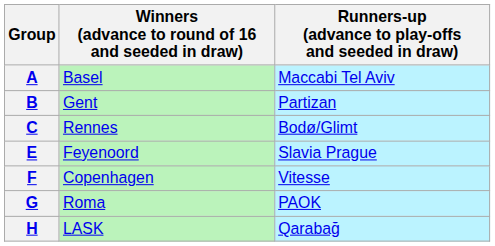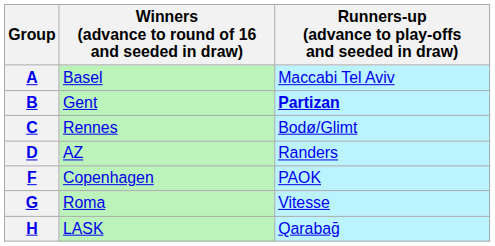(307, 102) normal -> (309, 102) bold
+ row: (32, 153)
- row: (32, 153)
(304, 178) Vitesse -> (300, 178) PAOK
(300, 203) PAOK -> (304, 203) Vitesse
